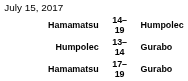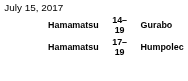(162, 25) Humpolec -> (156, 25) Gurabo
- row: (120, 47)
(156, 68) Gurabo -> (162, 47) Humpolec
